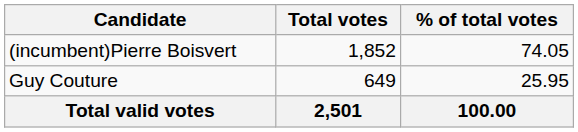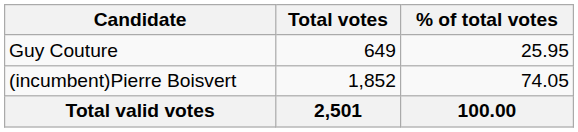rows swapped: (123, 50) <-> (63, 80)
